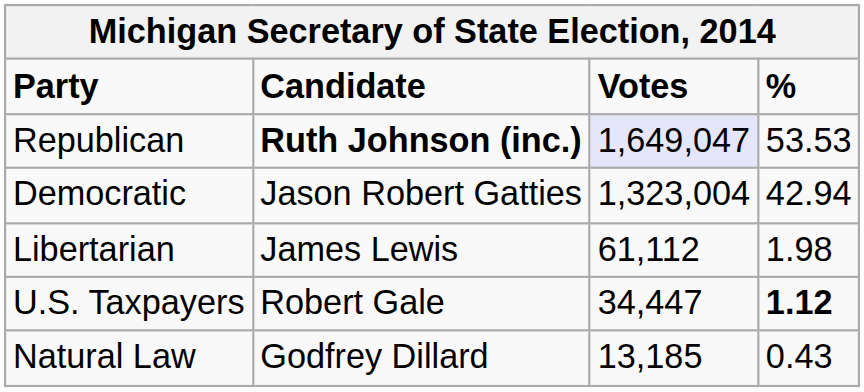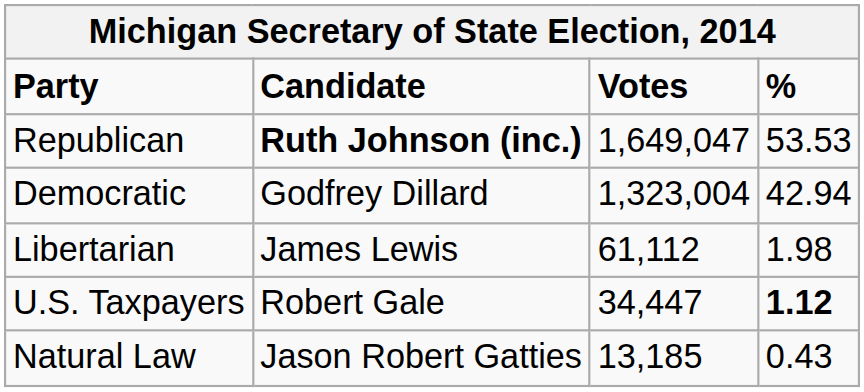(674, 140) lavender background -> (674, 140) no background
(421, 194) Jason Robert Gatties -> (374, 194) Godfrey Dillard
(374, 357) Godfrey Dillard -> (421, 357) Jason Robert Gatties
